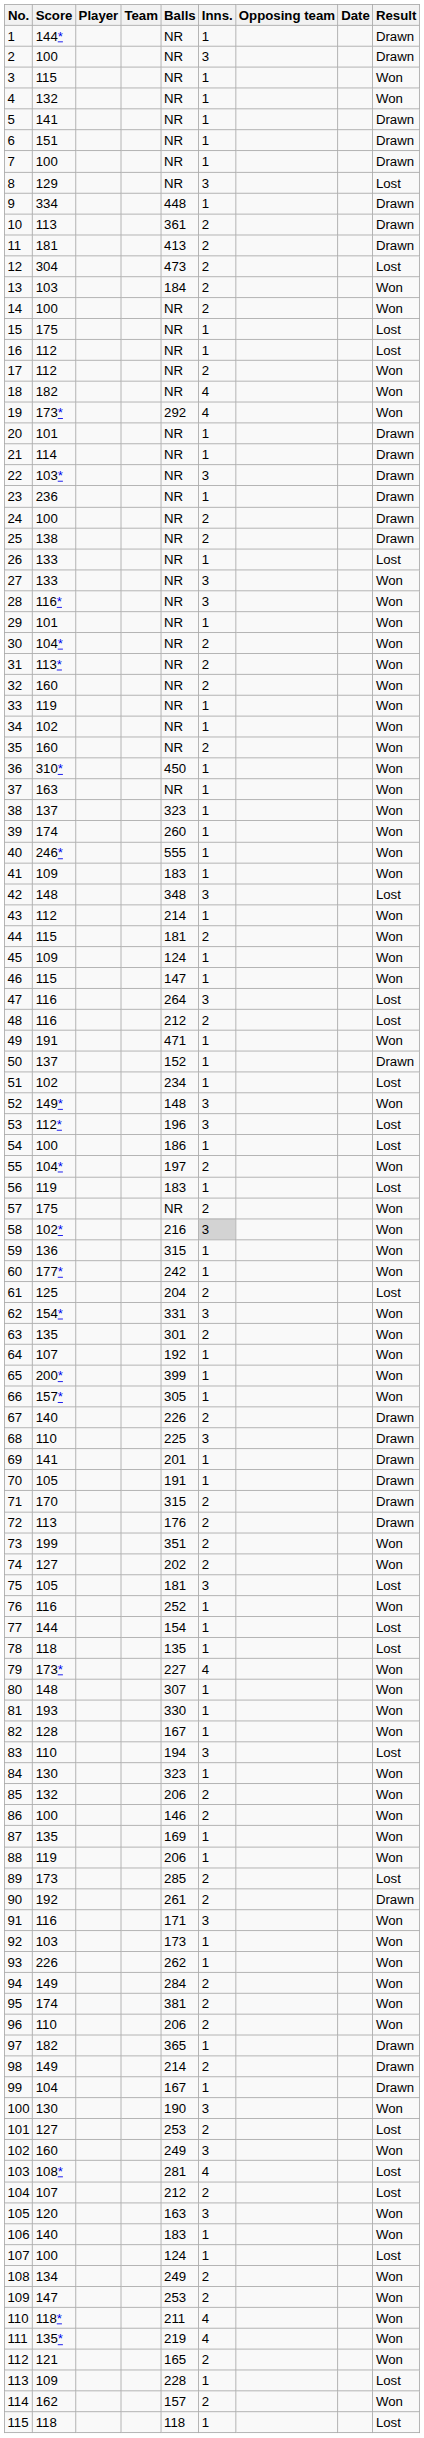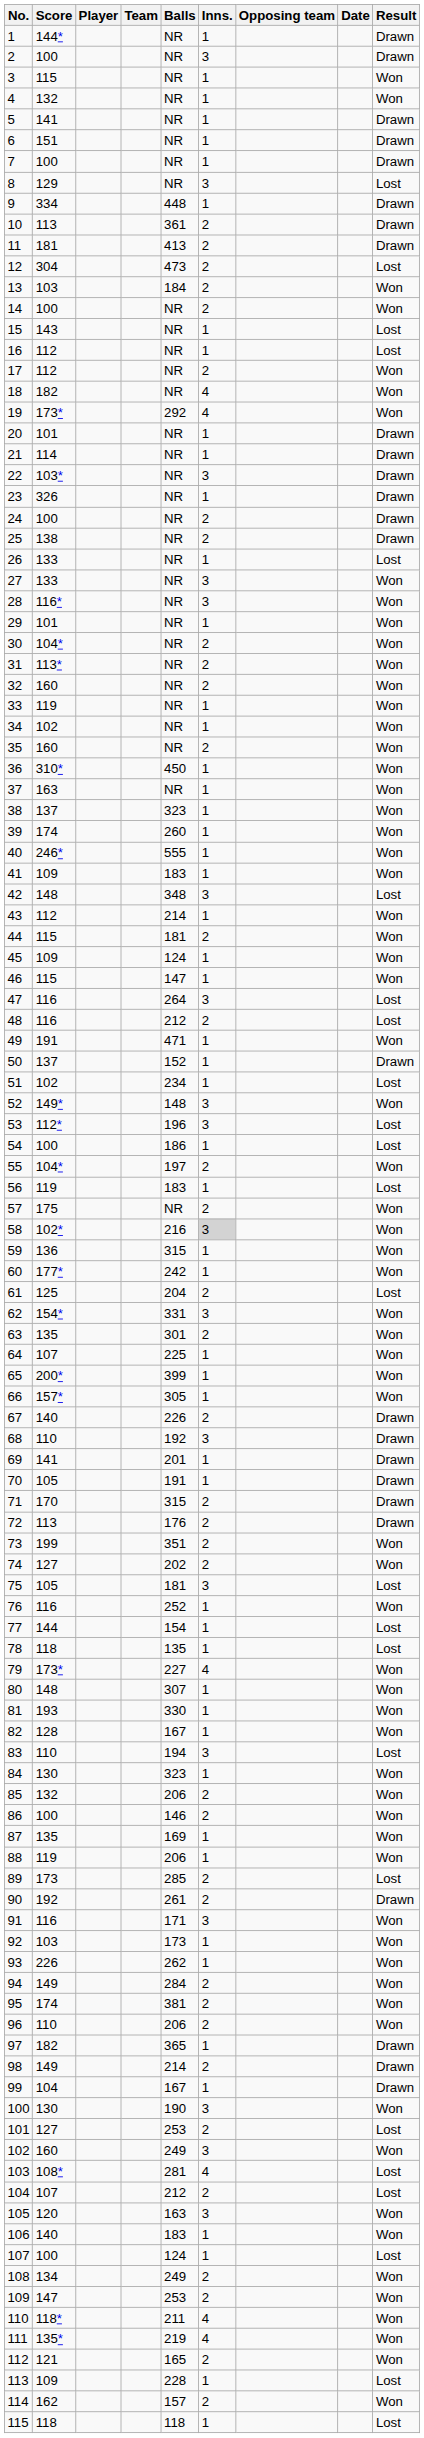(47, 329) 175 -> (47, 329) 143
(47, 497) 236 -> (47, 497) 326
(175, 1355) 192 -> (175, 1355) 225
(175, 1439) 225 -> (175, 1439) 192
